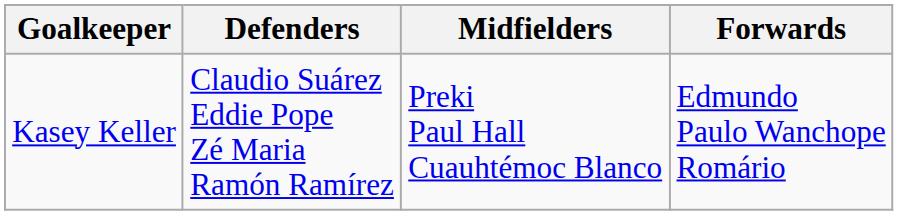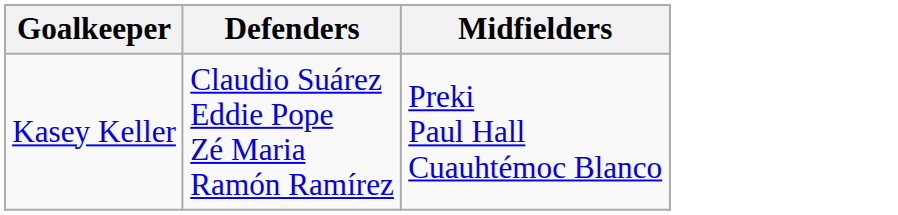- column: (781, 29)
